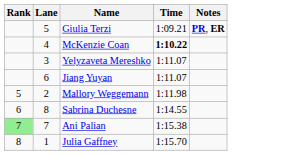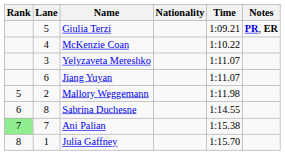+ column: (180, 12)
(171, 45) bold -> (225, 45) normal
